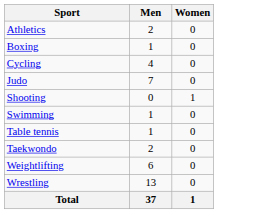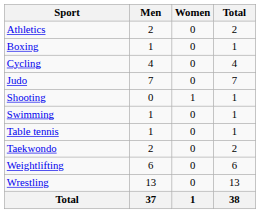+ column: (234, 13)
